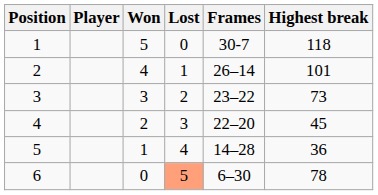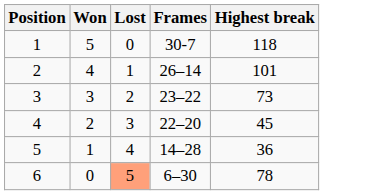- column: (96, 17)
